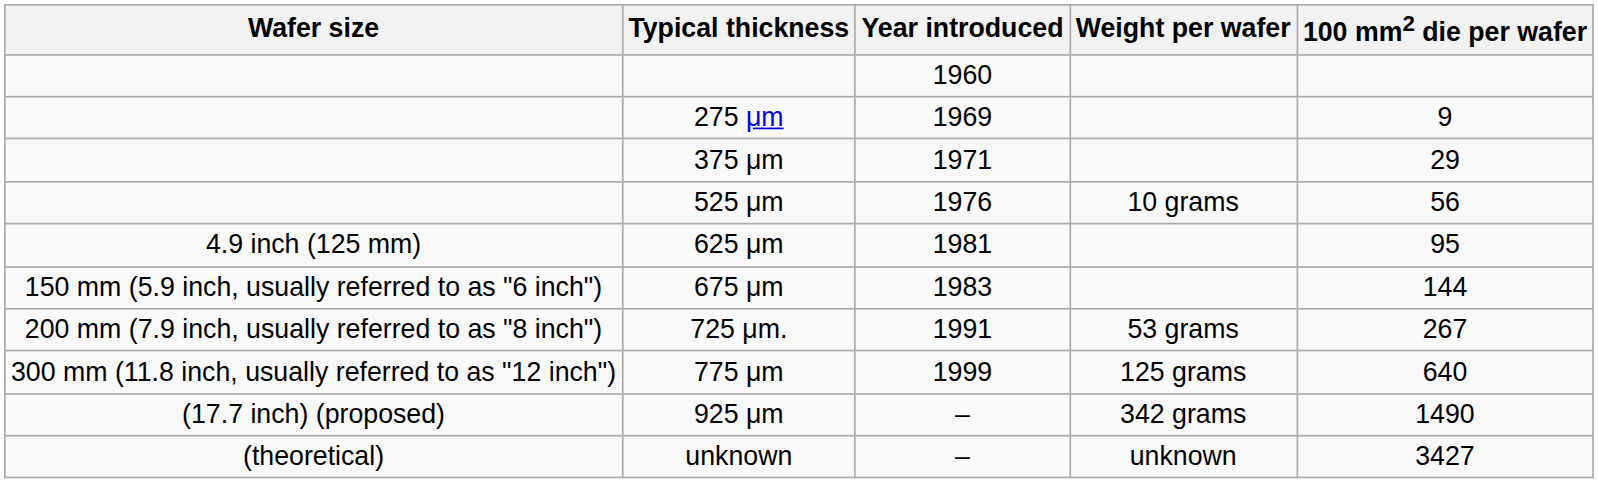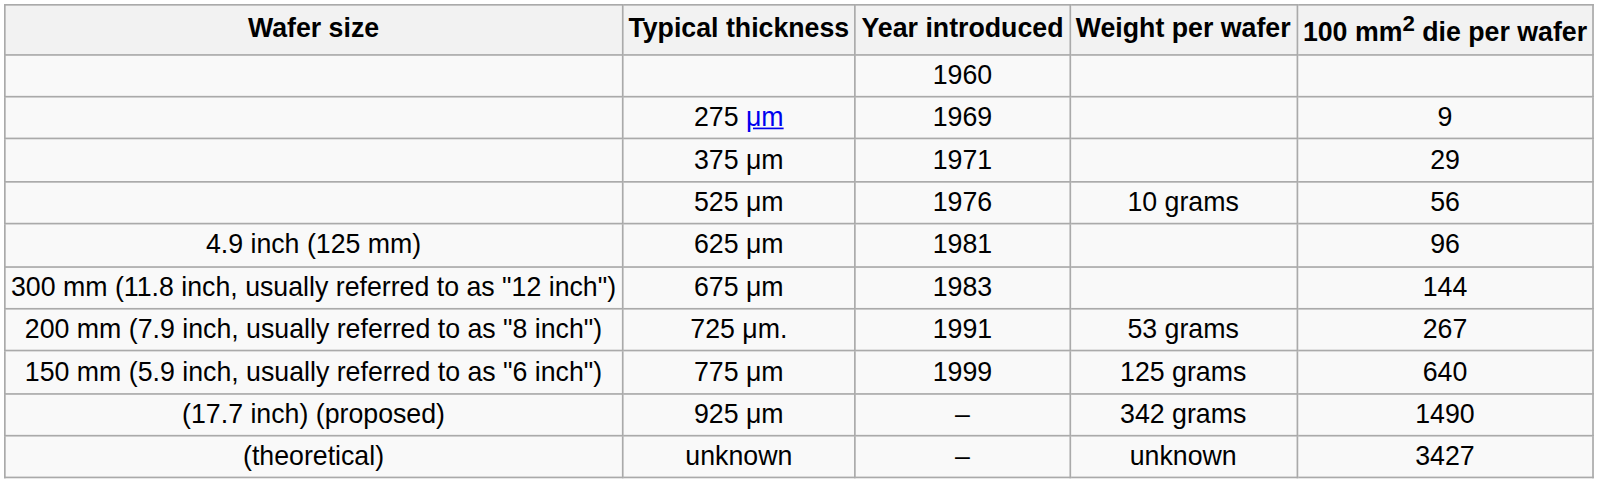(1445, 244) 95 -> (1445, 244) 96
(314, 287) 150 mm (5.9 inch, usually referred to as "6 inch") -> (314, 287) 300 mm (11.8 inch, usually referred to as "12 inch")
(314, 371) 300 mm (11.8 inch, usually referred to as "12 inch") -> (314, 371) 150 mm (5.9 inch, usually referred to as "6 inch")
